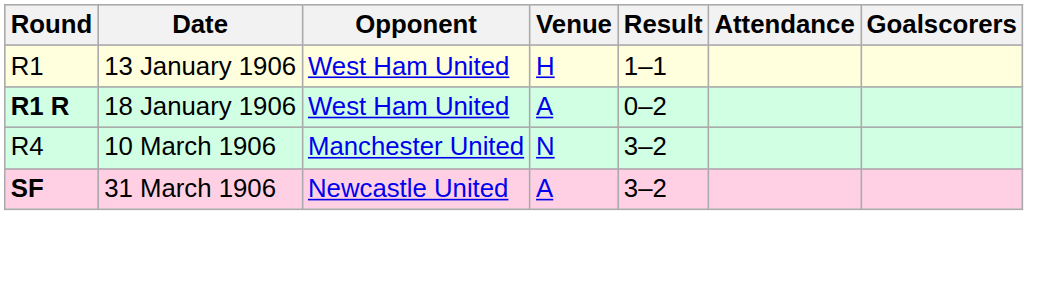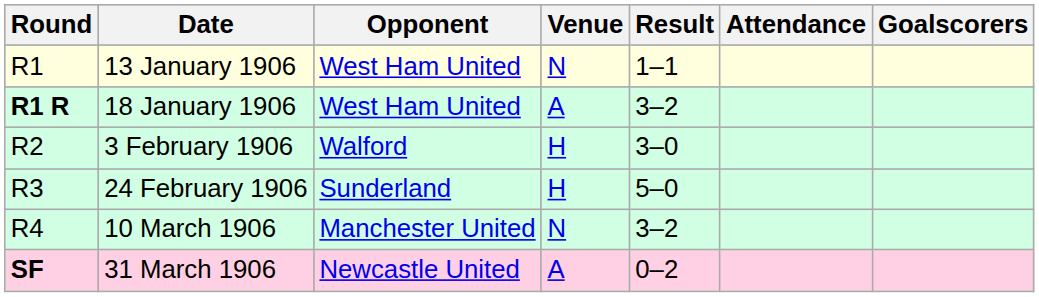(545, 65) H -> (557, 65) N
(645, 106) 0–2 -> (657, 106) 3–2
+ row: (199, 147)
+ row: (206, 188)
(645, 188) 3–2 -> (657, 270) 0–2
